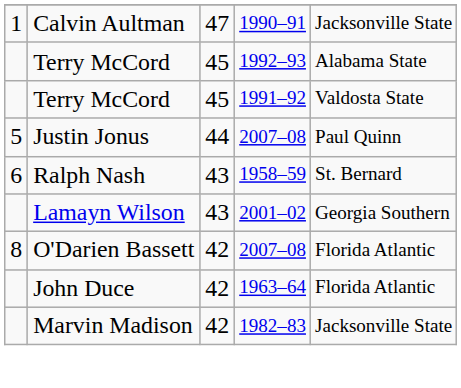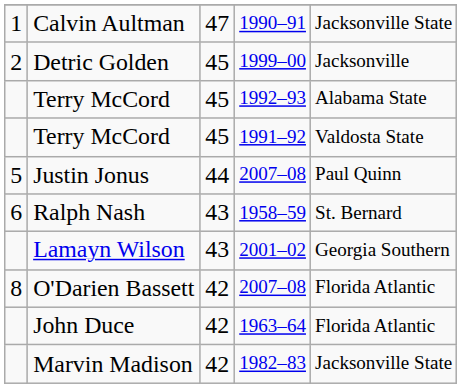+ row: (101, 61)
